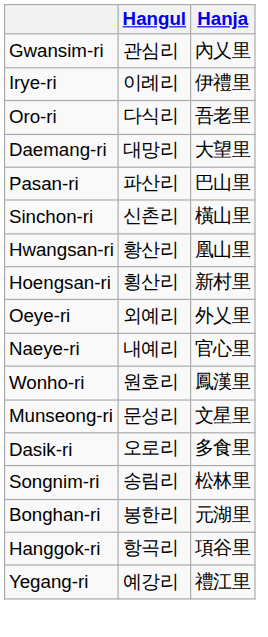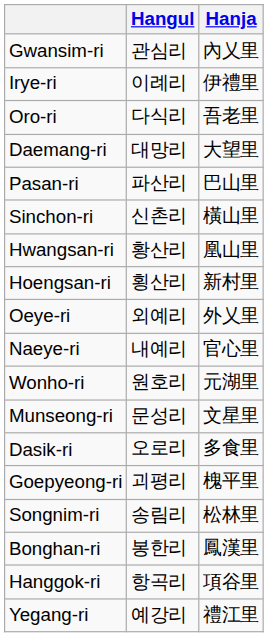(223, 382) 鳳漢里 -> (231, 382) 元湖里
+ row: (66, 482)
(223, 514) 元湖里 -> (231, 548) 鳳漢里
